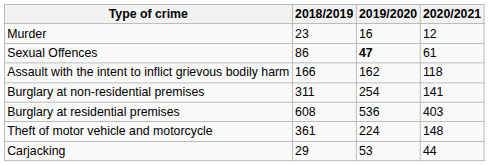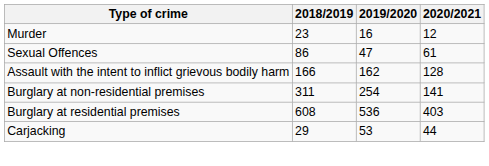(366, 53) bold -> (366, 53) normal
(433, 72) 118 -> (433, 72) 128
- row: (110, 131)
